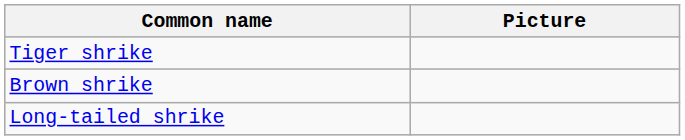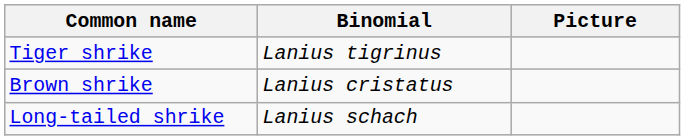+ column: (384, 21)
